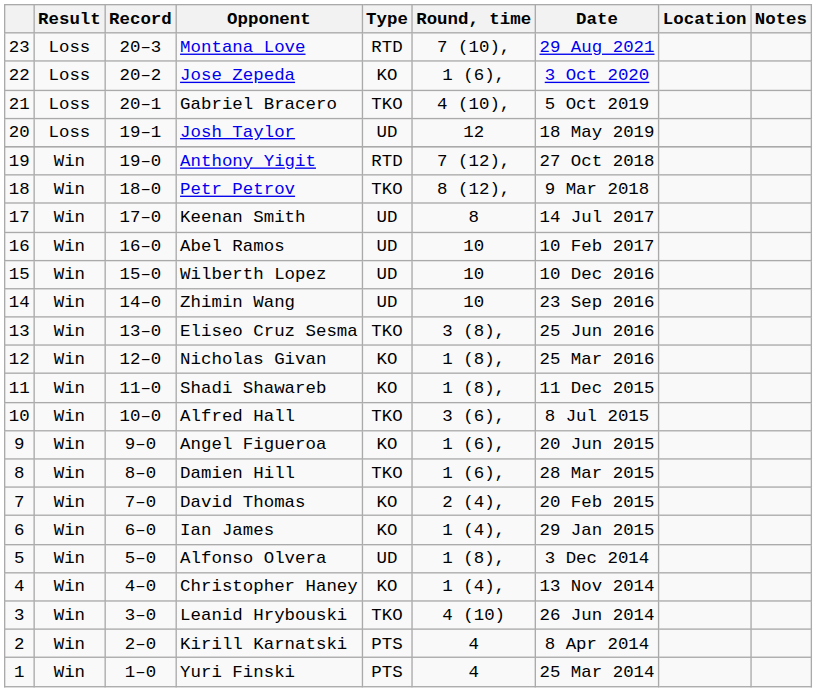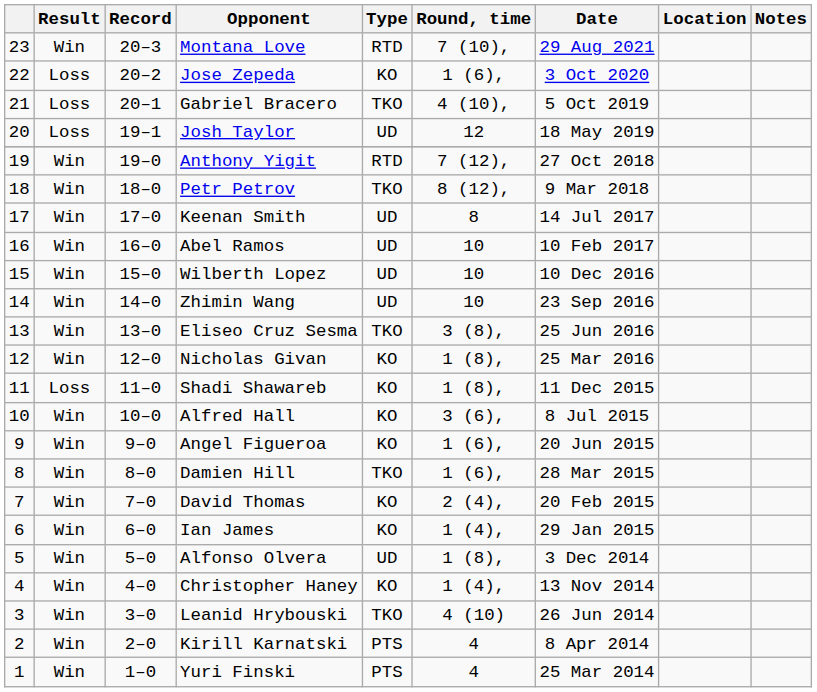(69, 47) Loss -> (69, 47) Win
(69, 388) Win -> (69, 388) Loss
(387, 416) TKO -> (387, 416) KO
